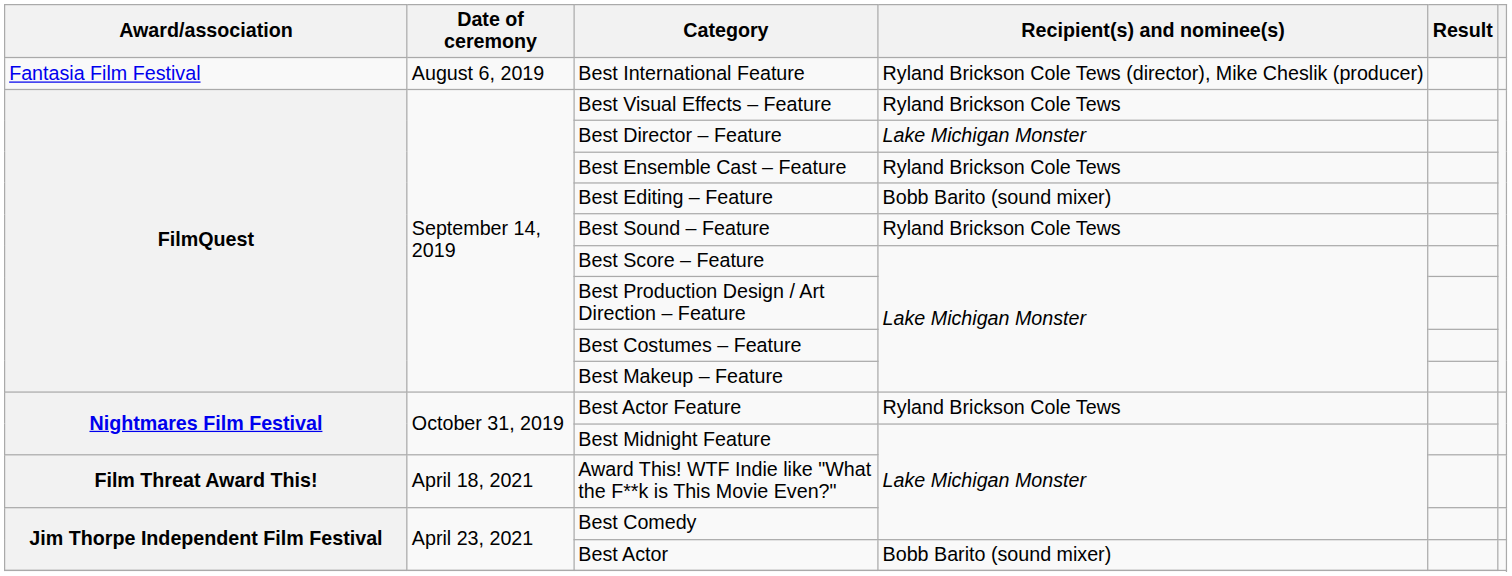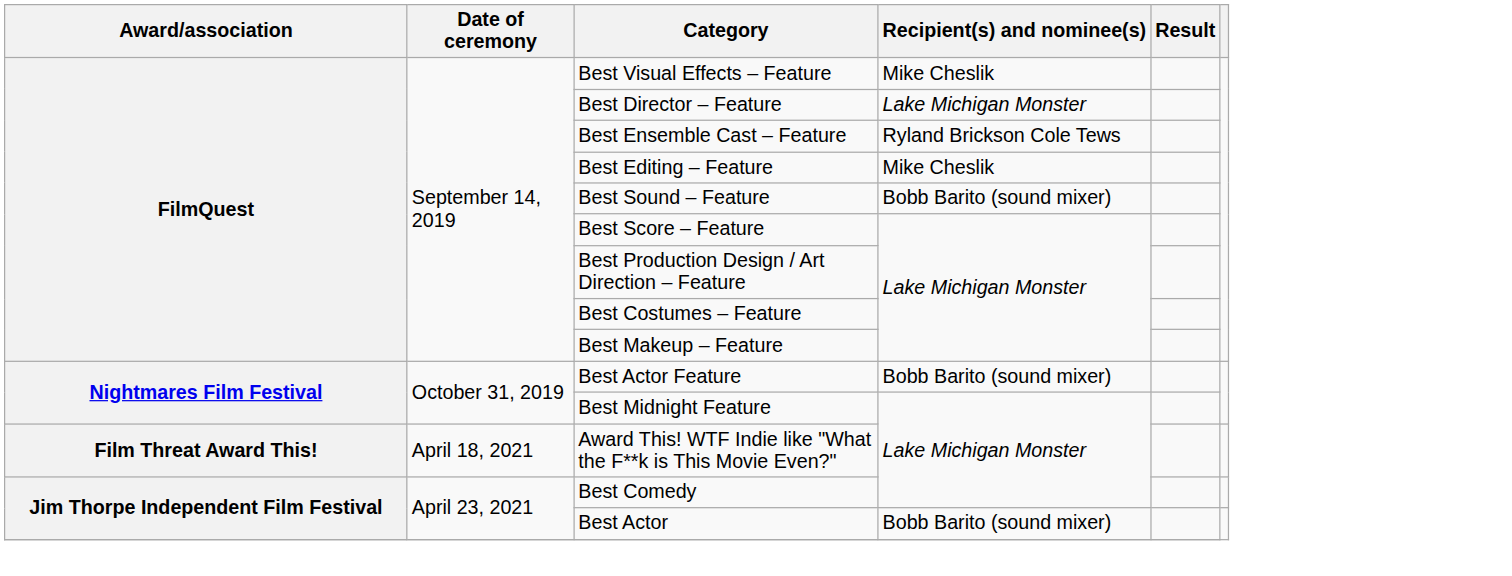- row: (692, 73)
(1002, 104) Ryland Brickson Cole Tews -> (938, 73) Mike Cheslik
(997, 198) Bobb Barito (sound mixer) -> (938, 167) Mike Cheslik
(1002, 229) Ryland Brickson Cole Tews -> (997, 198) Bobb Barito (sound mixer)
(1002, 407) Ryland Brickson Cole Tews -> (997, 376) Bobb Barito (sound mixer)
